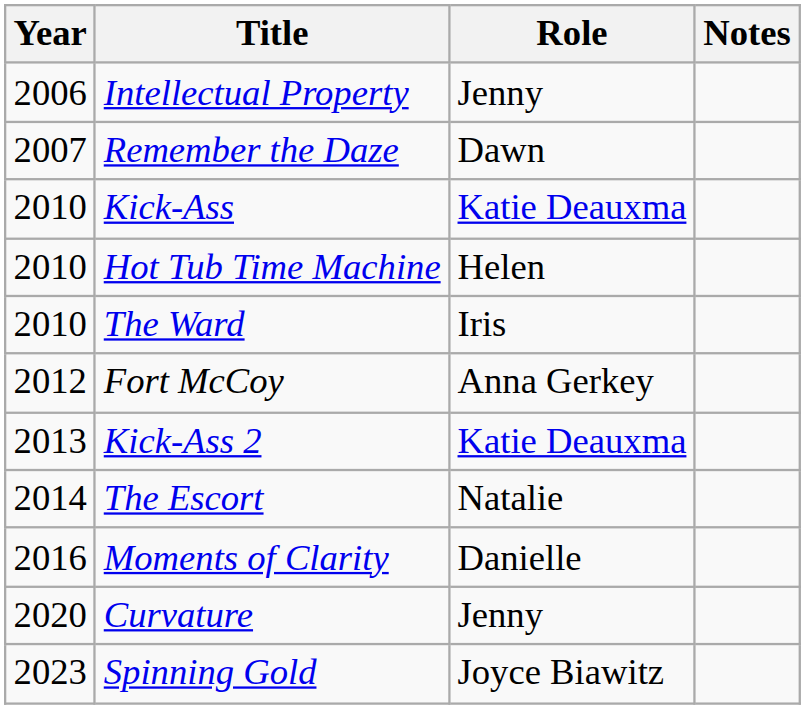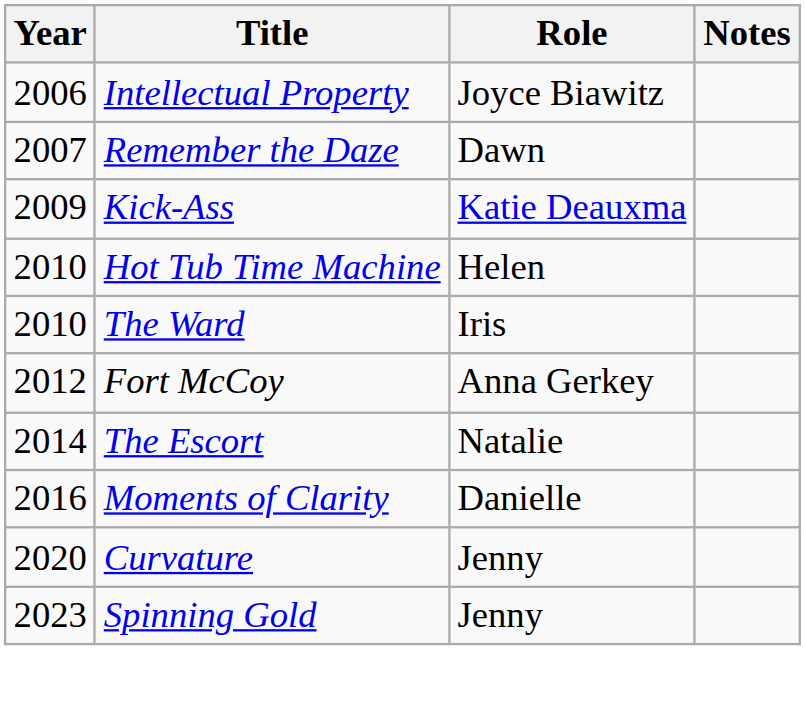(500, 91) Jenny -> (561, 91) Joyce Biawitz
(50, 207) 2010 -> (50, 207) 2009
- row: (183, 440)
(561, 672) Joyce Biawitz -> (500, 614) Jenny
